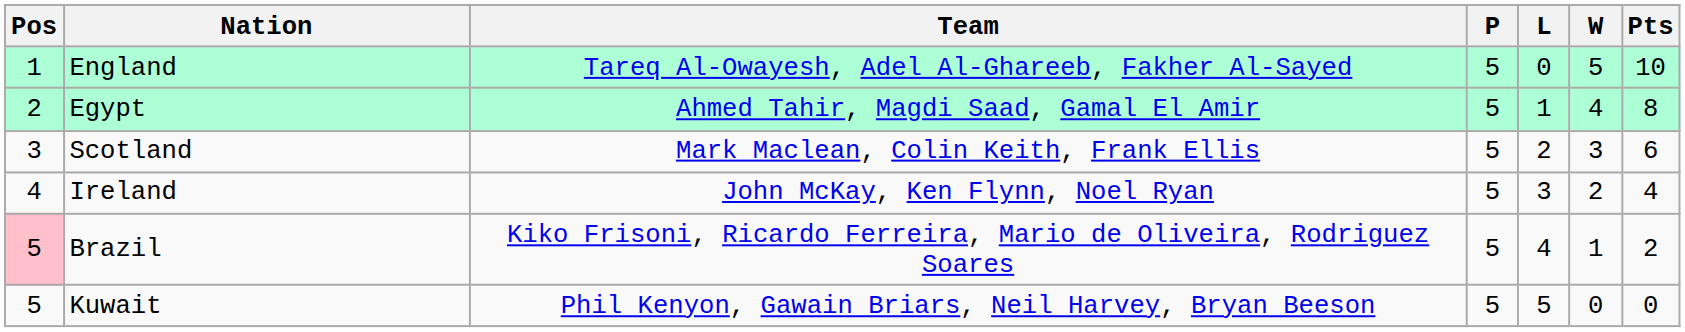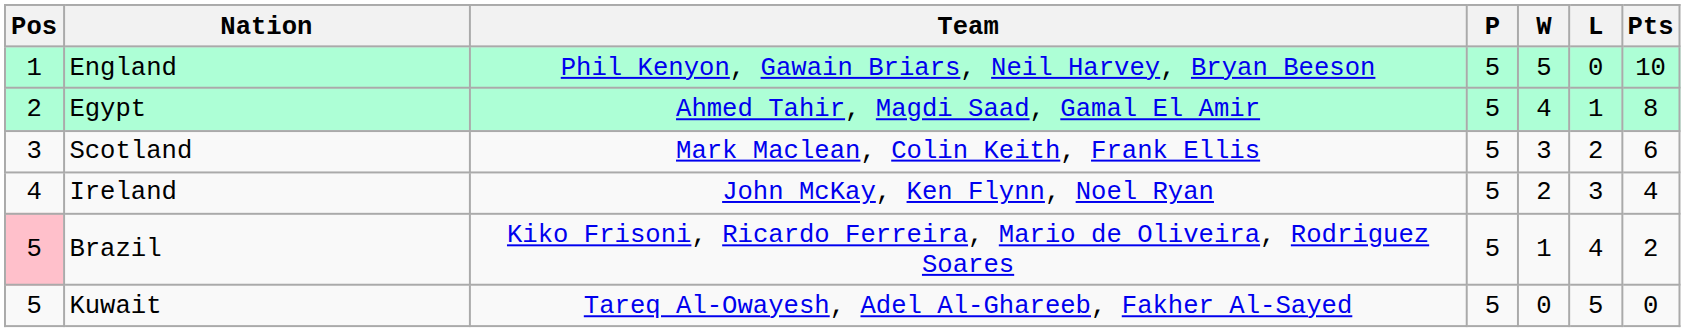columns swapped: (1596, 26) <-> (1544, 26)
(968, 68) Tareq Al-Owayesh, Adel Al-Ghareeb, Fakher Al-Sayed -> (968, 68) Phil Kenyon, Gawain Briars, Neil Harvey, Bryan Beeson
(968, 306) Phil Kenyon, Gawain Briars, Neil Harvey, Bryan Beeson -> (968, 306) Tareq Al-Owayesh, Adel Al-Ghareeb, Fakher Al-Sayed
